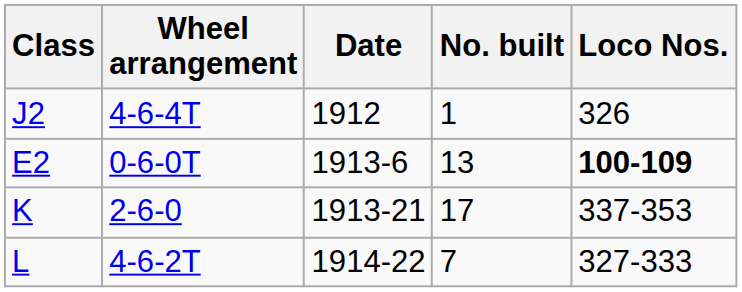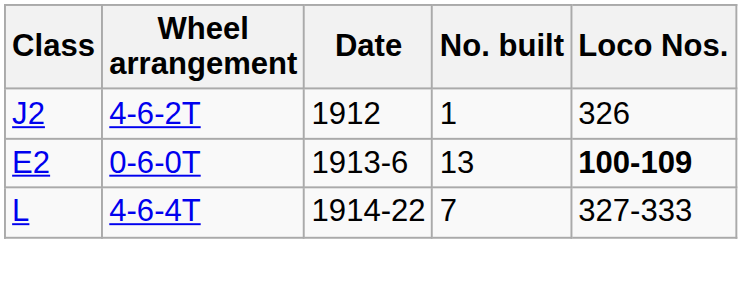(155, 113) 4-6-4T -> (155, 113) 4-6-2T
- row: (22, 211)
(155, 260) 4-6-2T -> (155, 211) 4-6-4T
